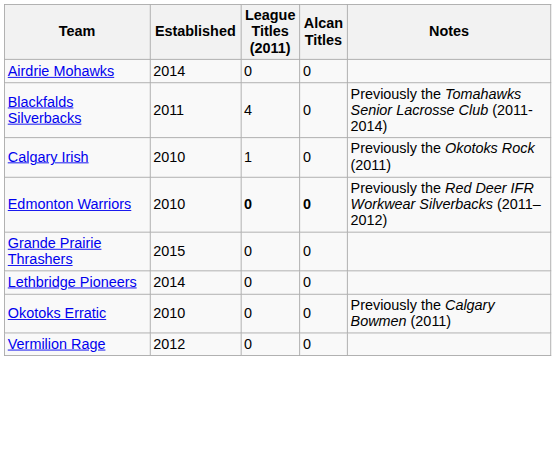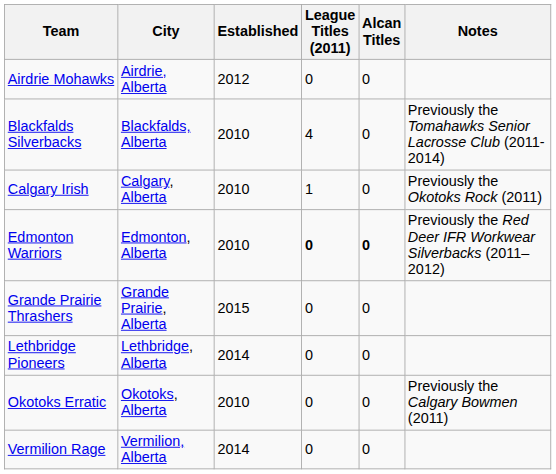+ column: (166, 32)
(169, 71) 2014 -> (233, 79) 2012
(169, 110) 2011 -> (233, 134) 2010
(169, 344) 2012 -> (233, 449) 2014
